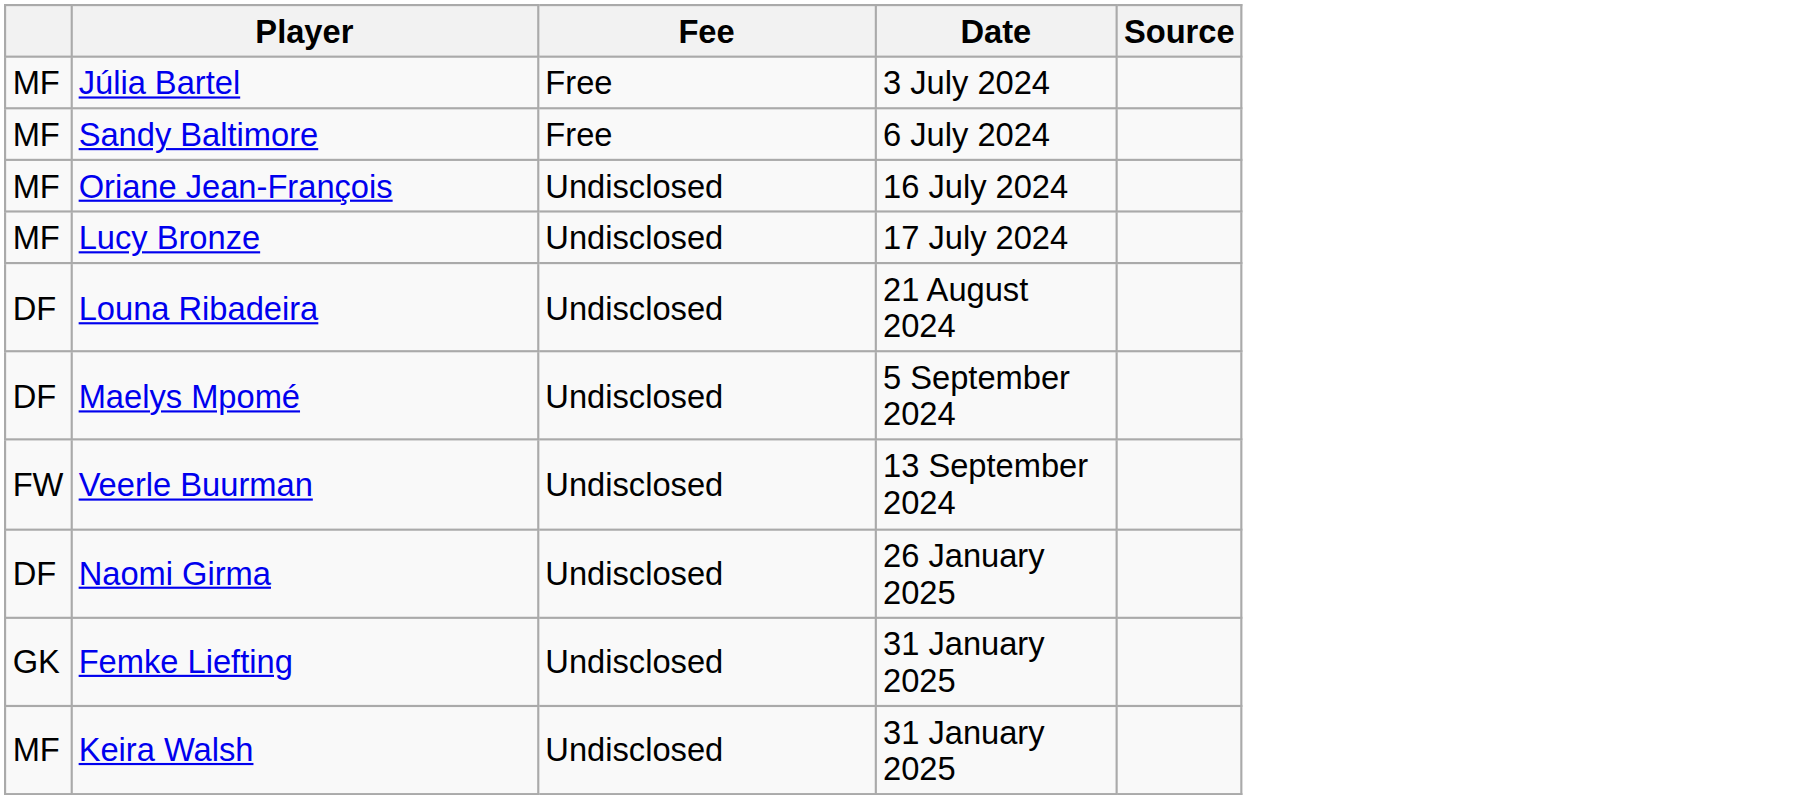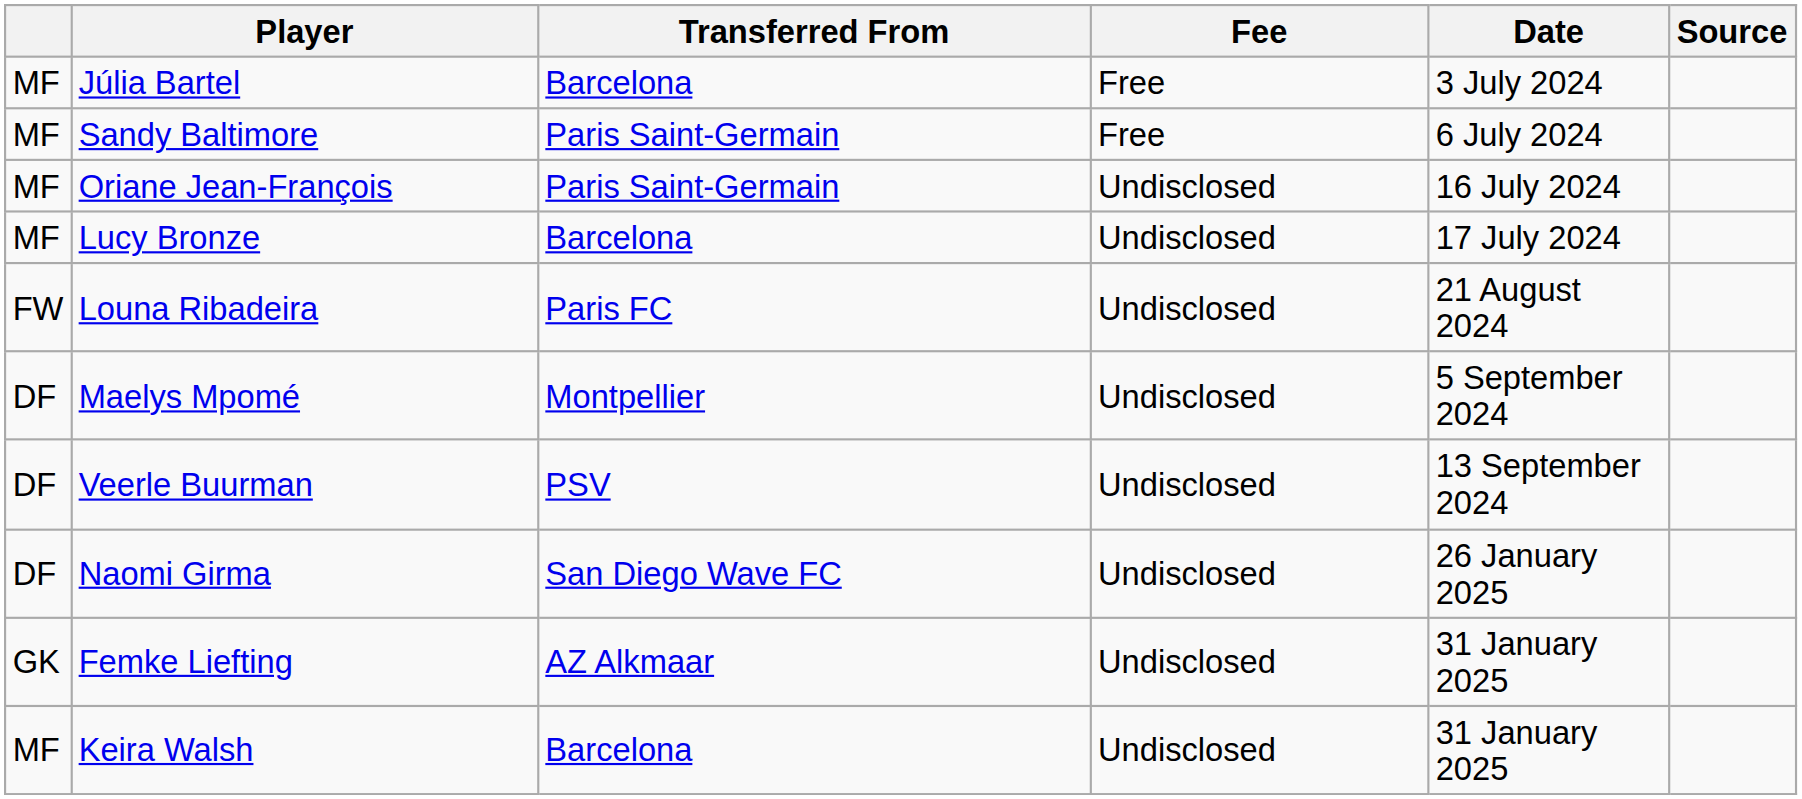+ column: (814, 31)
(34, 308) DF -> (38, 308) FW
(38, 485) FW -> (34, 485) DF
